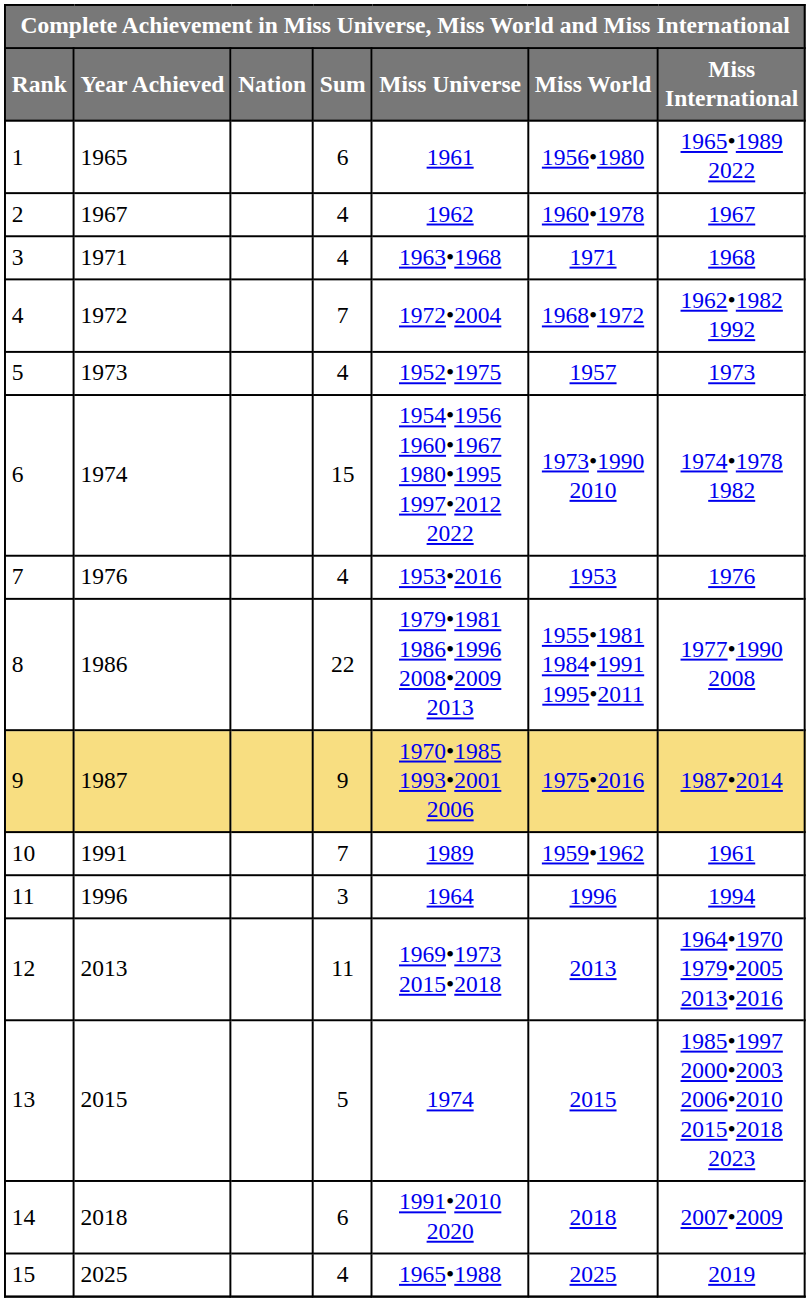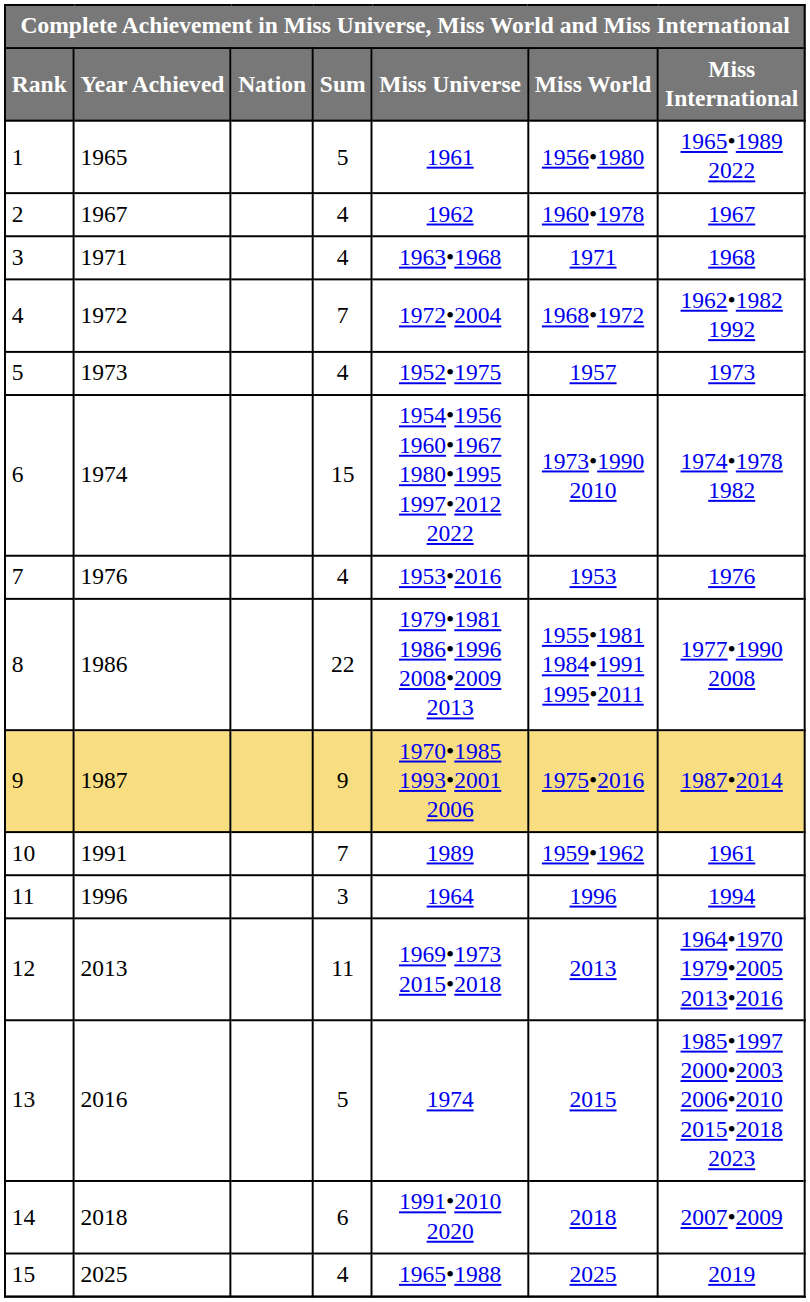(343, 156) 6 -> (343, 156) 5
(104, 1100) 2015 -> (104, 1100) 2016
